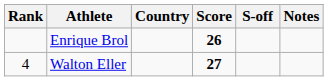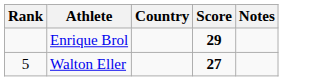- column: (258, 16)
(214, 40) 26 -> (214, 40) 29
(25, 64) 4 -> (25, 64) 5
